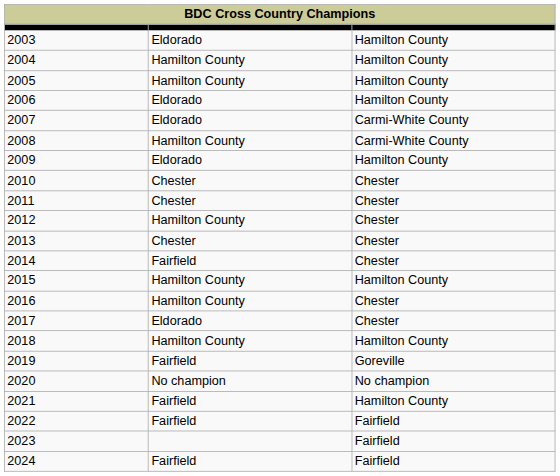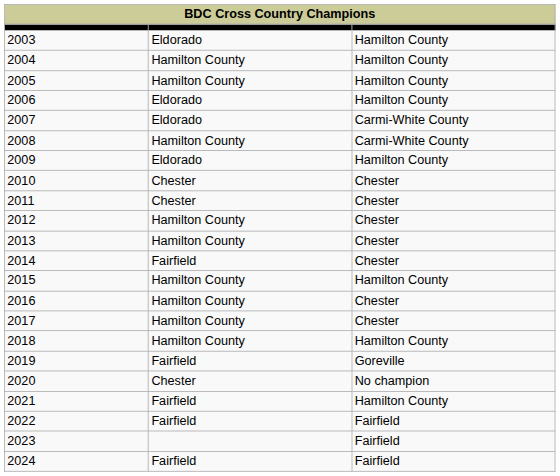(174, 240) Chester -> (198, 240) Hamilton County
(177, 321) Eldorado -> (198, 321) Hamilton County
(189, 381) No champion -> (174, 381) Chester
